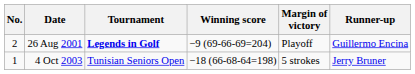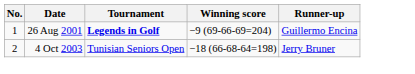- column: (304, 19)
(15, 43) 2 -> (15, 31) 1
(15, 61) 1 -> (15, 48) 2
